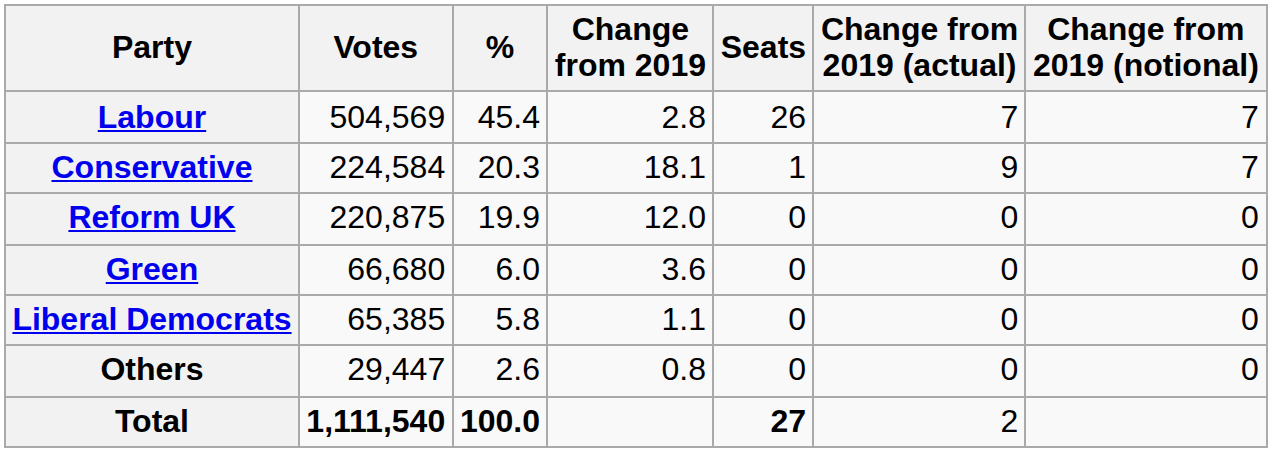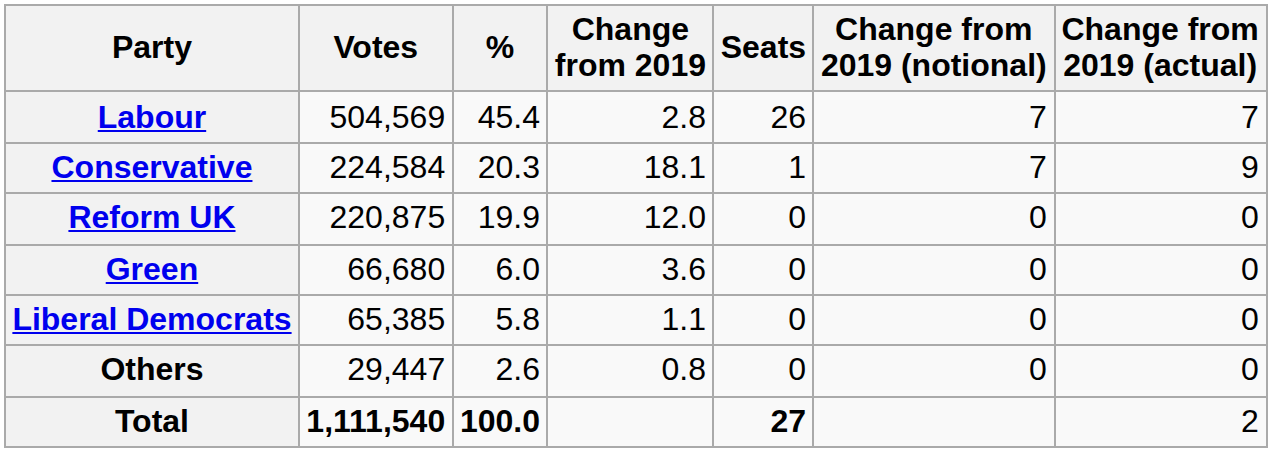columns swapped: (920, 47) <-> (1146, 47)
